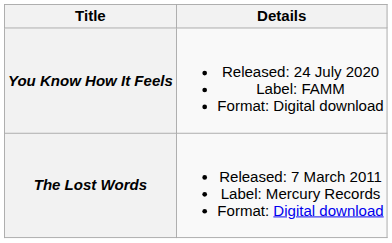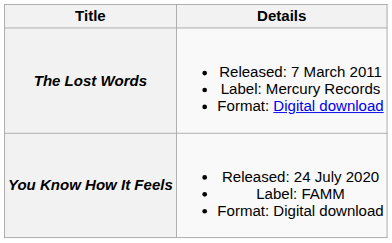rows swapped: (90, 185) <-> (90, 80)
